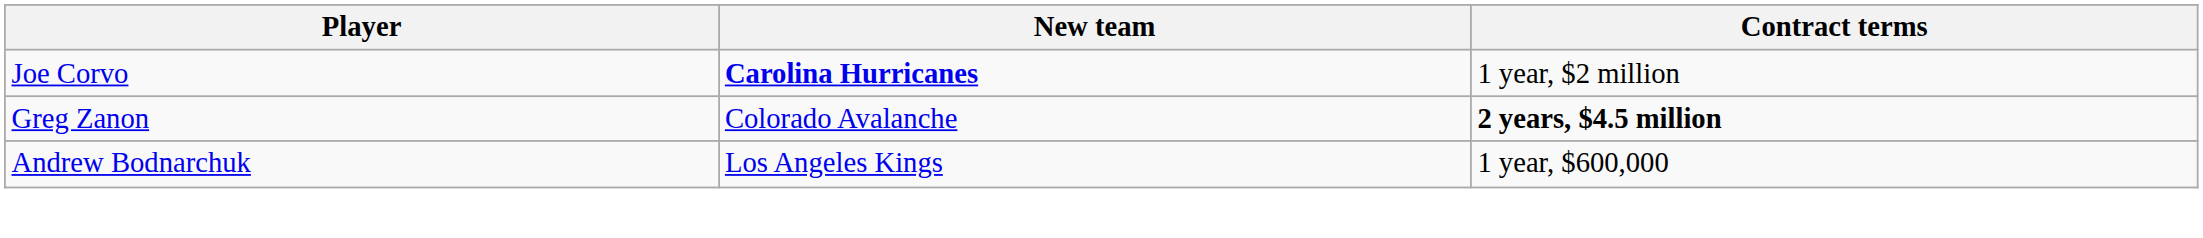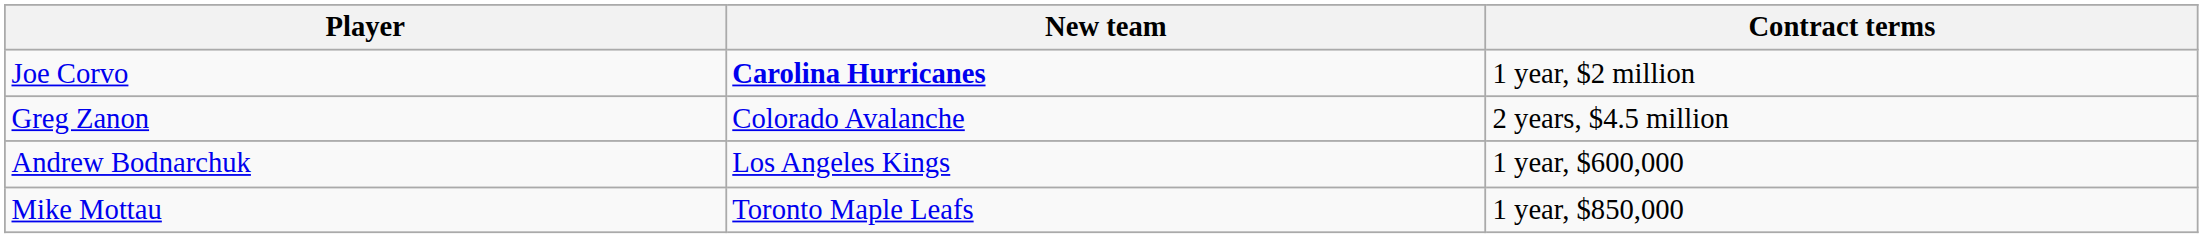(1600, 118) bold -> (1611, 118) normal
+ row: (87, 208)
